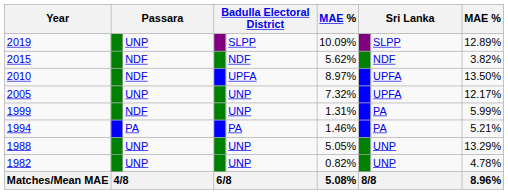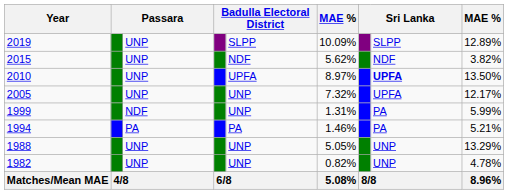(136, 59) NDF -> (137, 59) UNP
(136, 77) NDF -> (137, 77) UNP
(387, 77) normal -> (388, 77) bold
